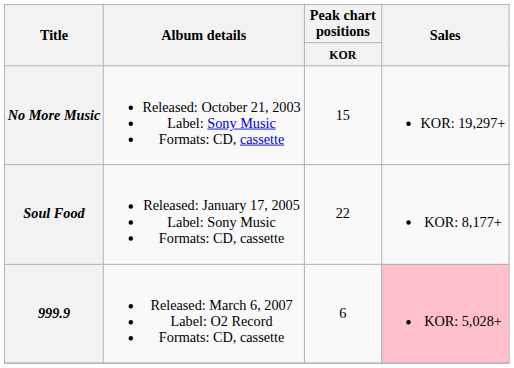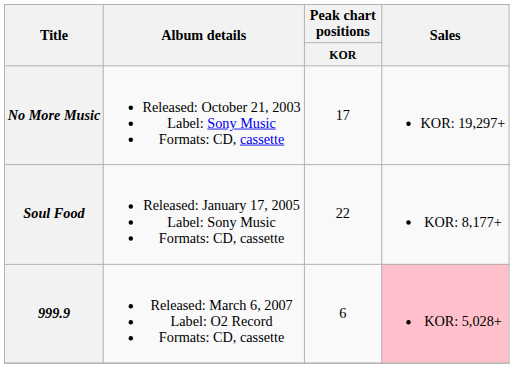(343, 115) 15 -> (343, 115) 17
